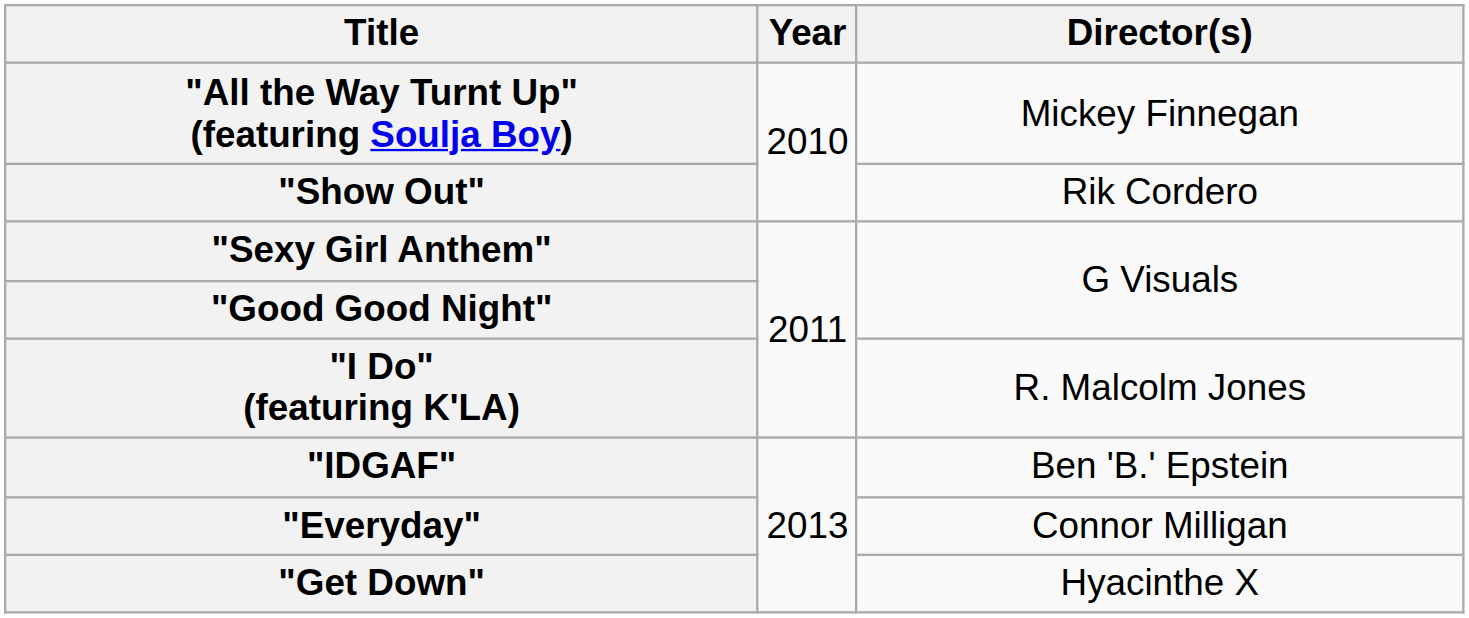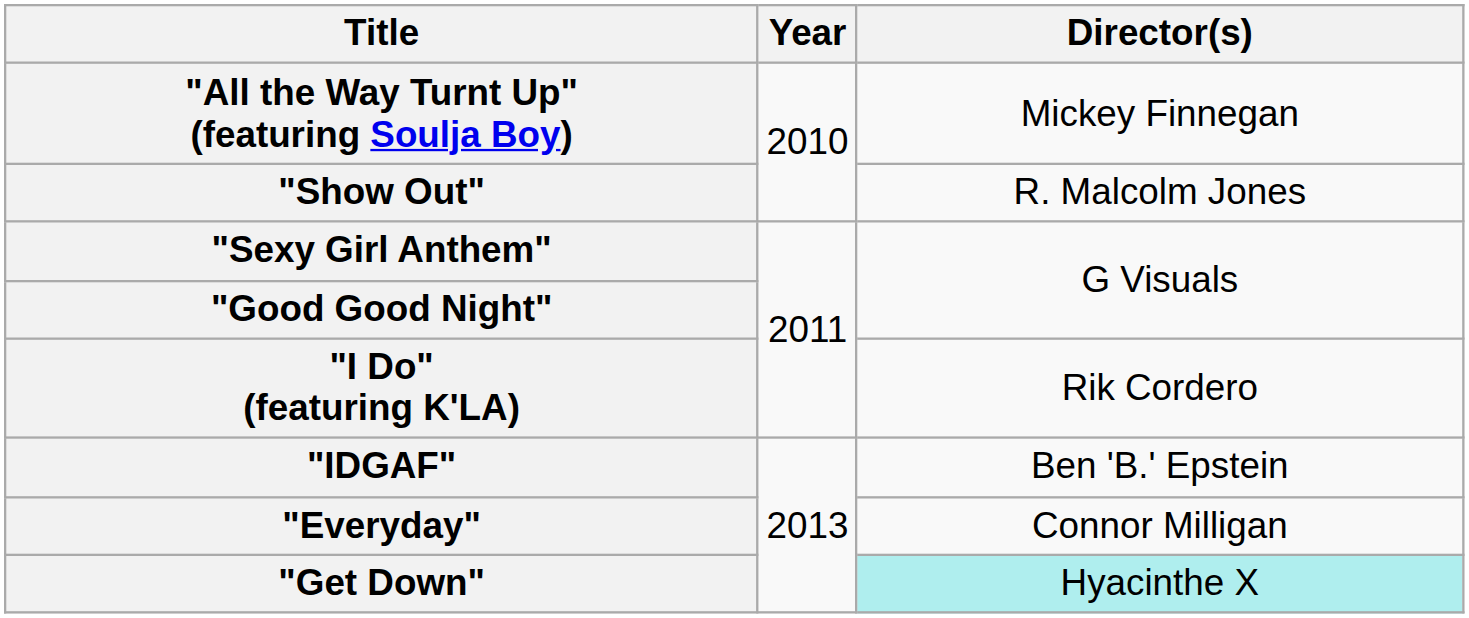(1160, 191) Rik Cordero -> (1160, 191) R. Malcolm Jones
(1160, 387) R. Malcolm Jones -> (1160, 387) Rik Cordero
(1160, 583) no background -> (1160, 583) paleturquoise background
